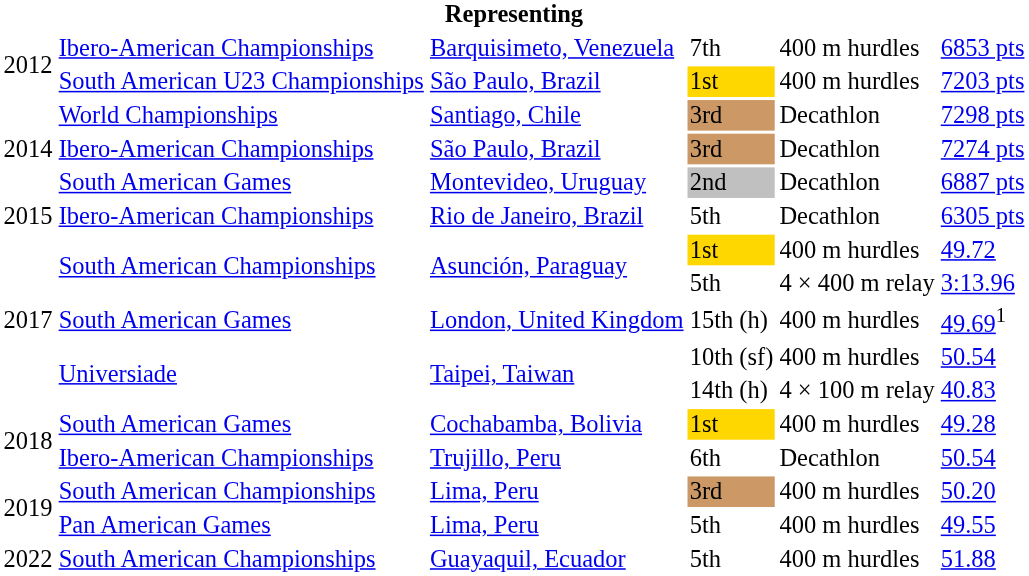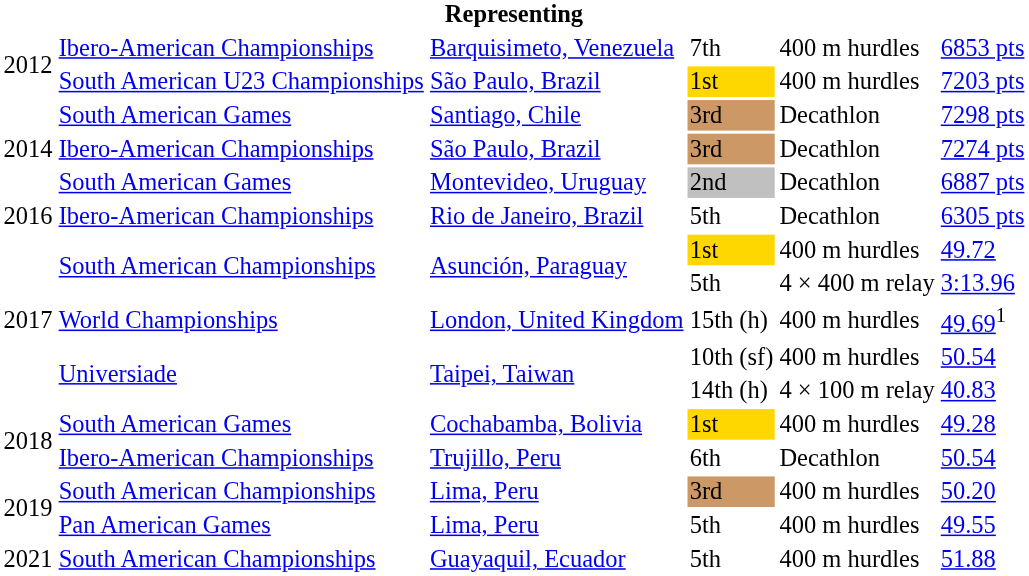(168, 115) World Championships -> (175, 115) South American Games
(28, 216) 2015 -> (28, 216) 2016
(175, 320) South American Games -> (168, 320) World Championships
(28, 559) 2022 -> (28, 559) 2021
